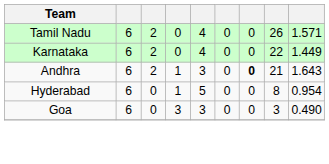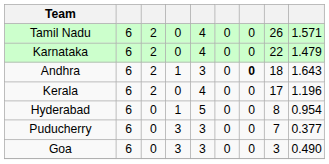(307, 52) 1.449 -> (307, 52) 1.479
(276, 71) 21 -> (276, 71) 18
+ row: (60, 91)
+ row: (60, 129)
